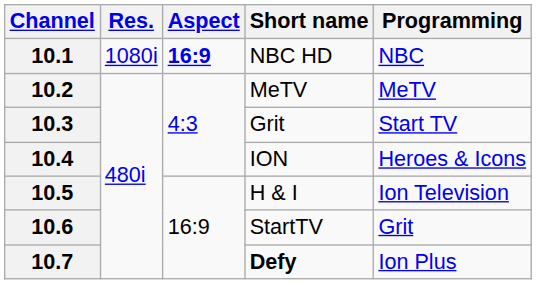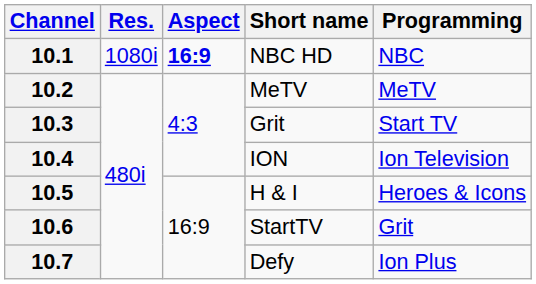(452, 158) Heroes & Icons -> (444, 158) Ion Television
(444, 192) Ion Television -> (452, 192) Heroes & Icons
(273, 261) bold -> (272, 261) normal
